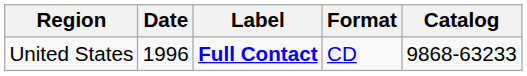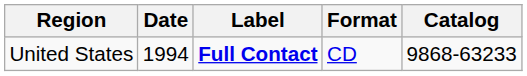(166, 53) 1996 -> (166, 53) 1994
